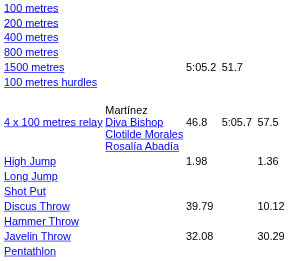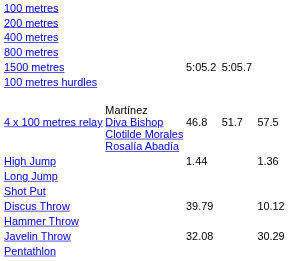(232, 68) 51.7 -> (237, 68) 5:05.7
(237, 122) 5:05.7 -> (232, 122) 51.7
(197, 162) 1.98 -> (197, 162) 1.44
